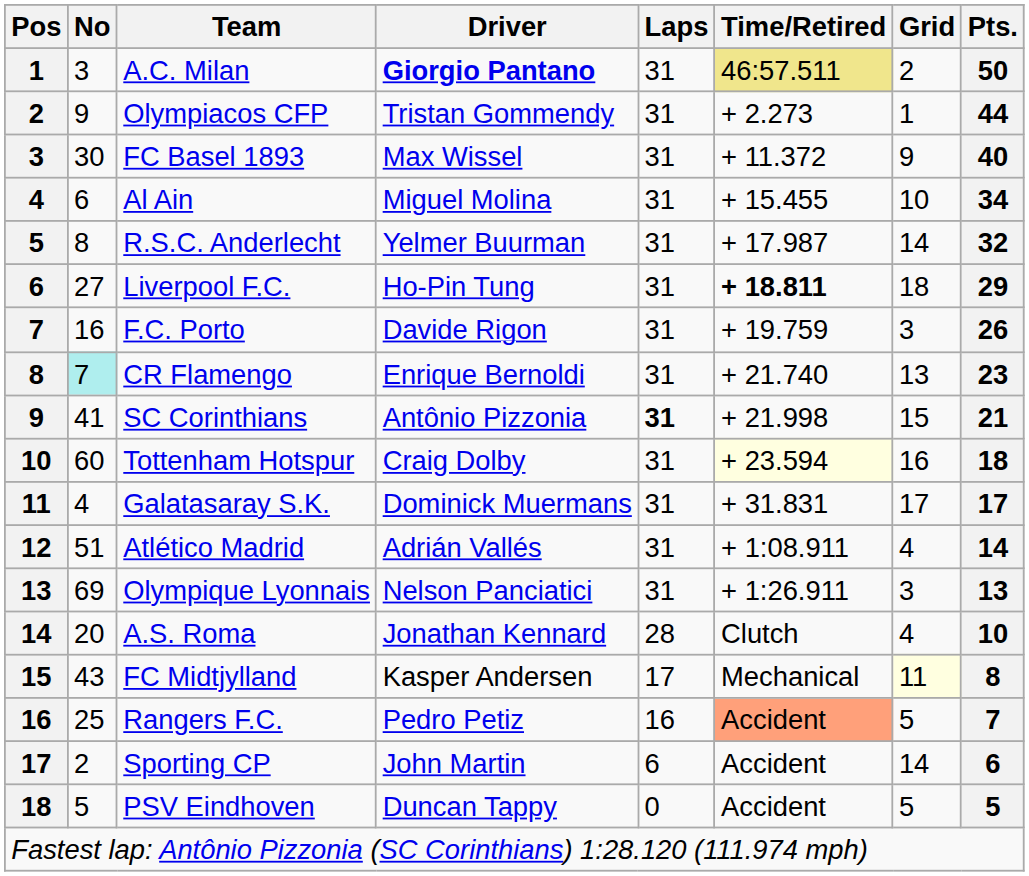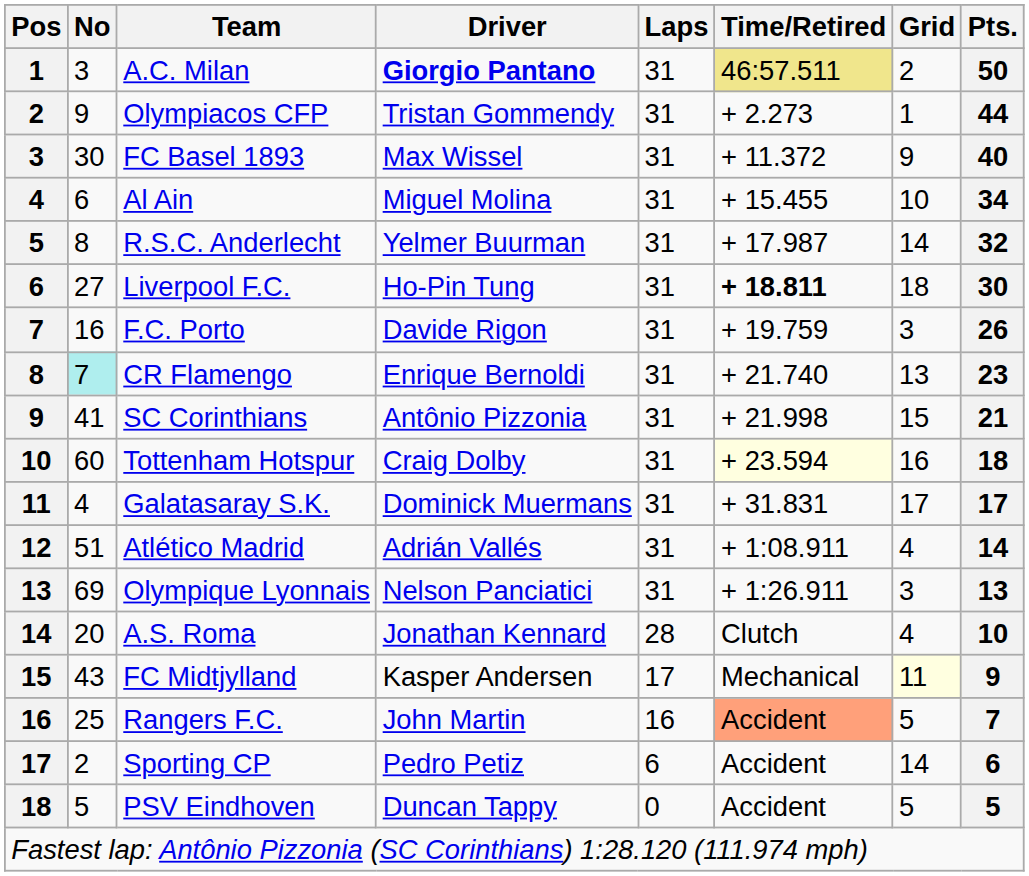(993, 287) 29 -> (993, 287) 30
(660, 417) bold -> (660, 417) normal
(993, 676) 8 -> (993, 676) 9
(453, 720) Pedro Petiz -> (454, 720) John Martin
(454, 763) John Martin -> (453, 763) Pedro Petiz
